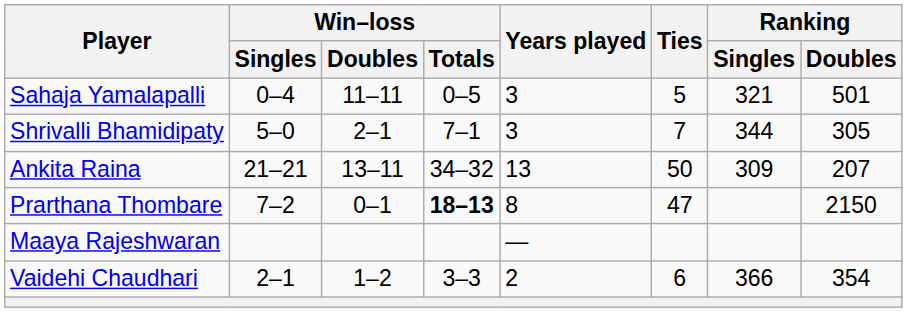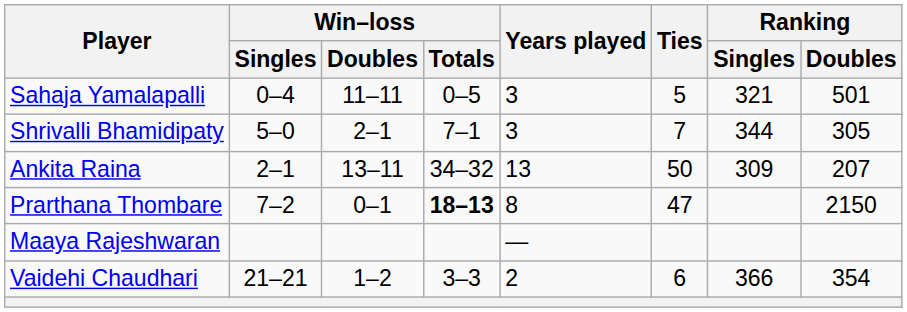(275, 168) 21–21 -> (275, 168) 2–1
(275, 278) 2–1 -> (275, 278) 21–21
